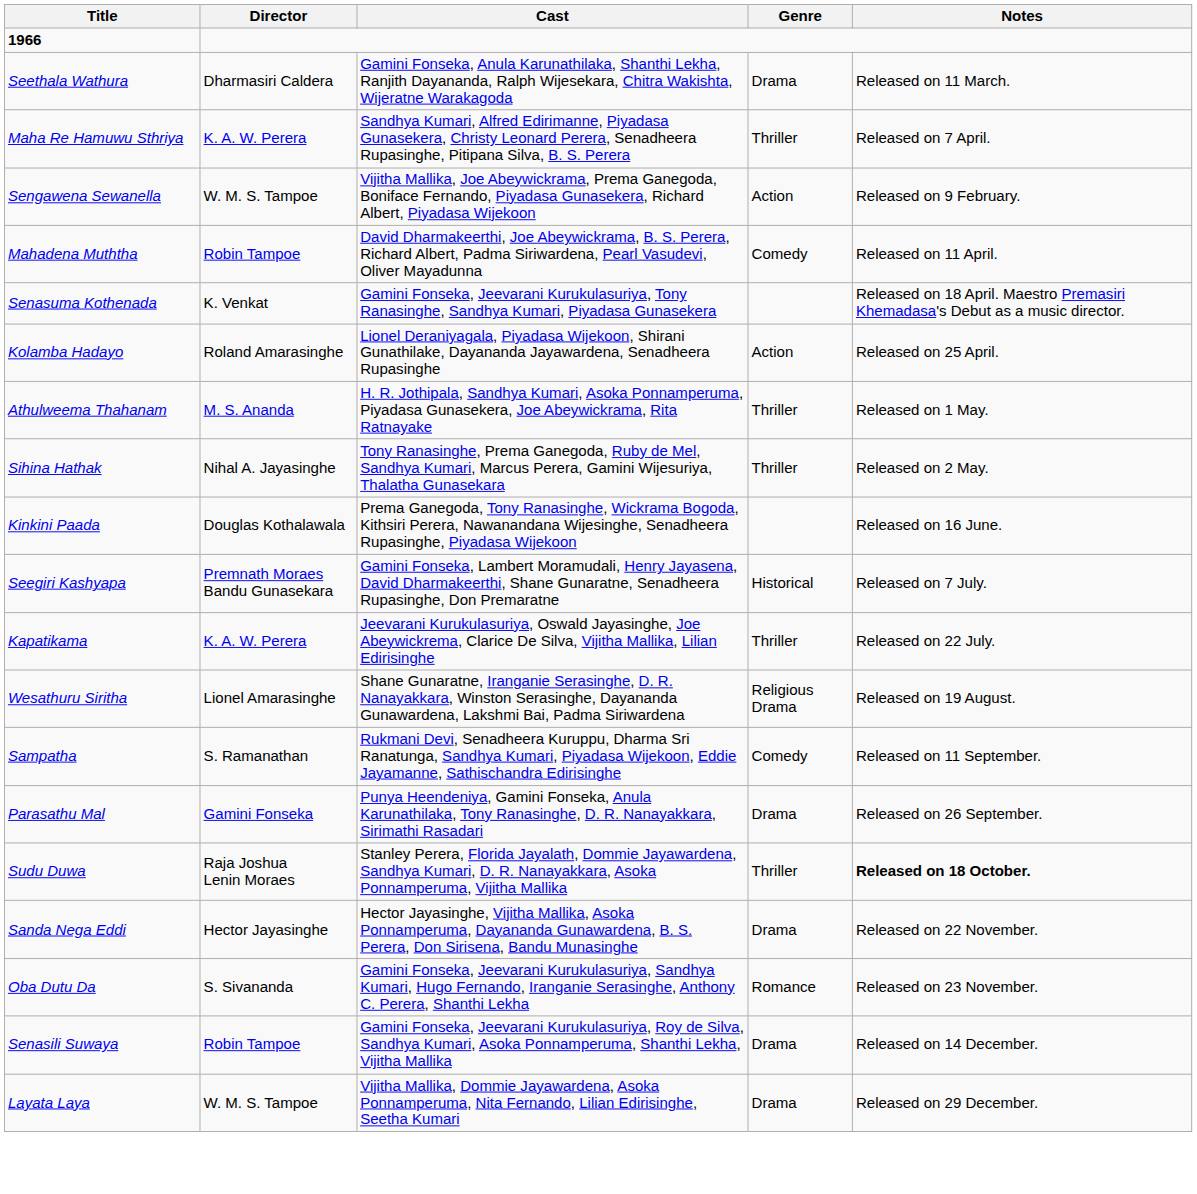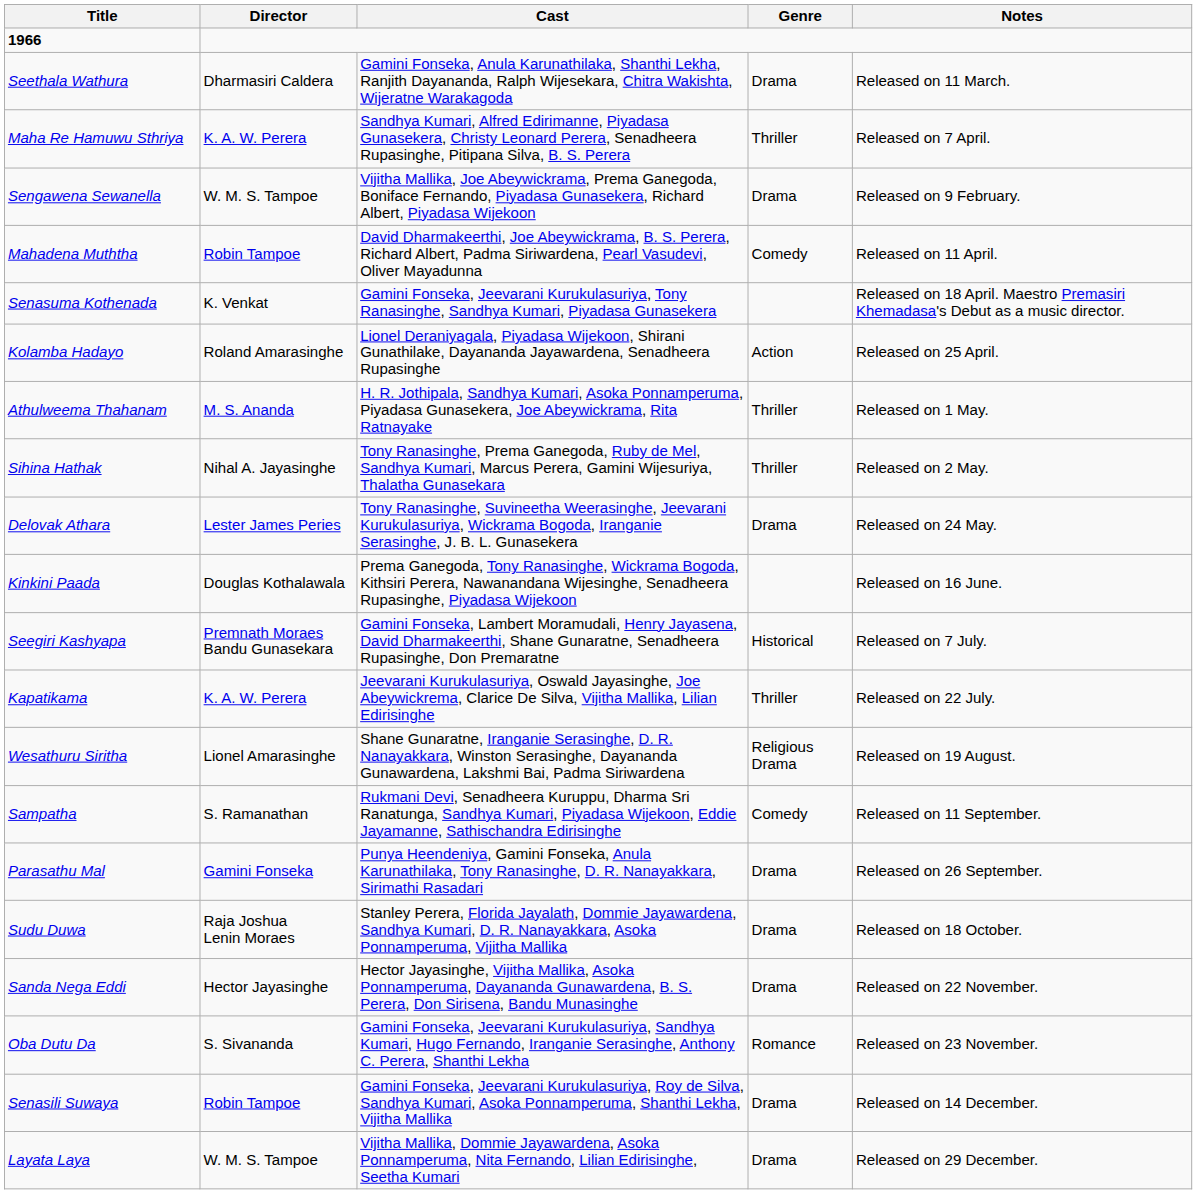(772, 196) Action -> (774, 196) Drama
+ row: (59, 525)
(775, 871) Thriller -> (774, 929) Drama
(943, 871) bold -> (939, 929) normal
